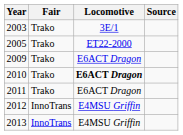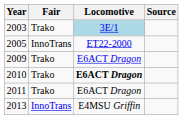(109, 28) no background -> (109, 28) lightblue background
(43, 43) Trako -> (51, 43) InnoTrans
- row: (17, 106)
